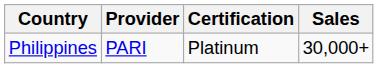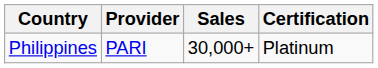columns swapped: (241, 18) <-> (336, 18)
